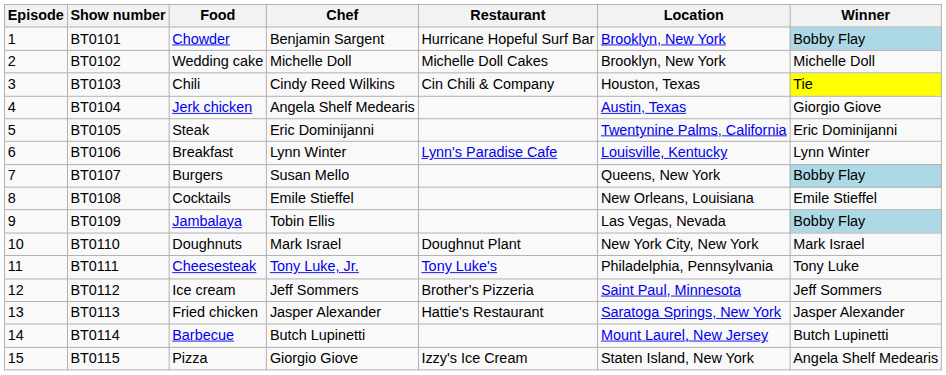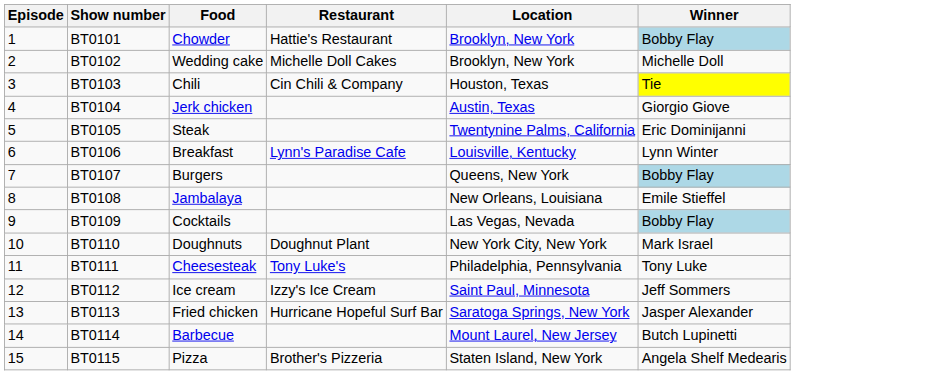- column: (342, 15)
(508, 38) Hurricane Hopeful Surf Bar -> (331, 38) Hattie's Restaurant
(201, 198) Cocktails -> (207, 198) Jambalaya
(207, 221) Jambalaya -> (201, 221) Cocktails
(478, 289) Brother's Pizzeria -> (323, 289) Izzy's Ice Cream
(482, 312) Hattie's Restaurant -> (356, 312) Hurricane Hopeful Surf Bar
(474, 358) Izzy's Ice Cream -> (326, 358) Brother's Pizzeria
